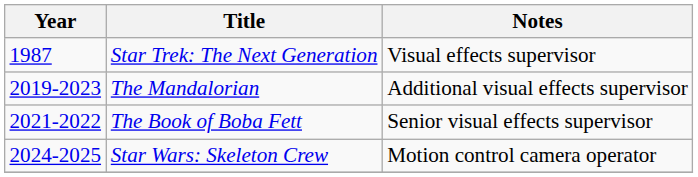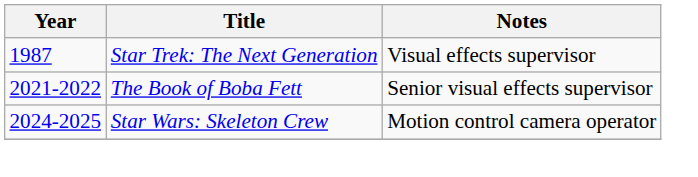- row: (185, 88)
